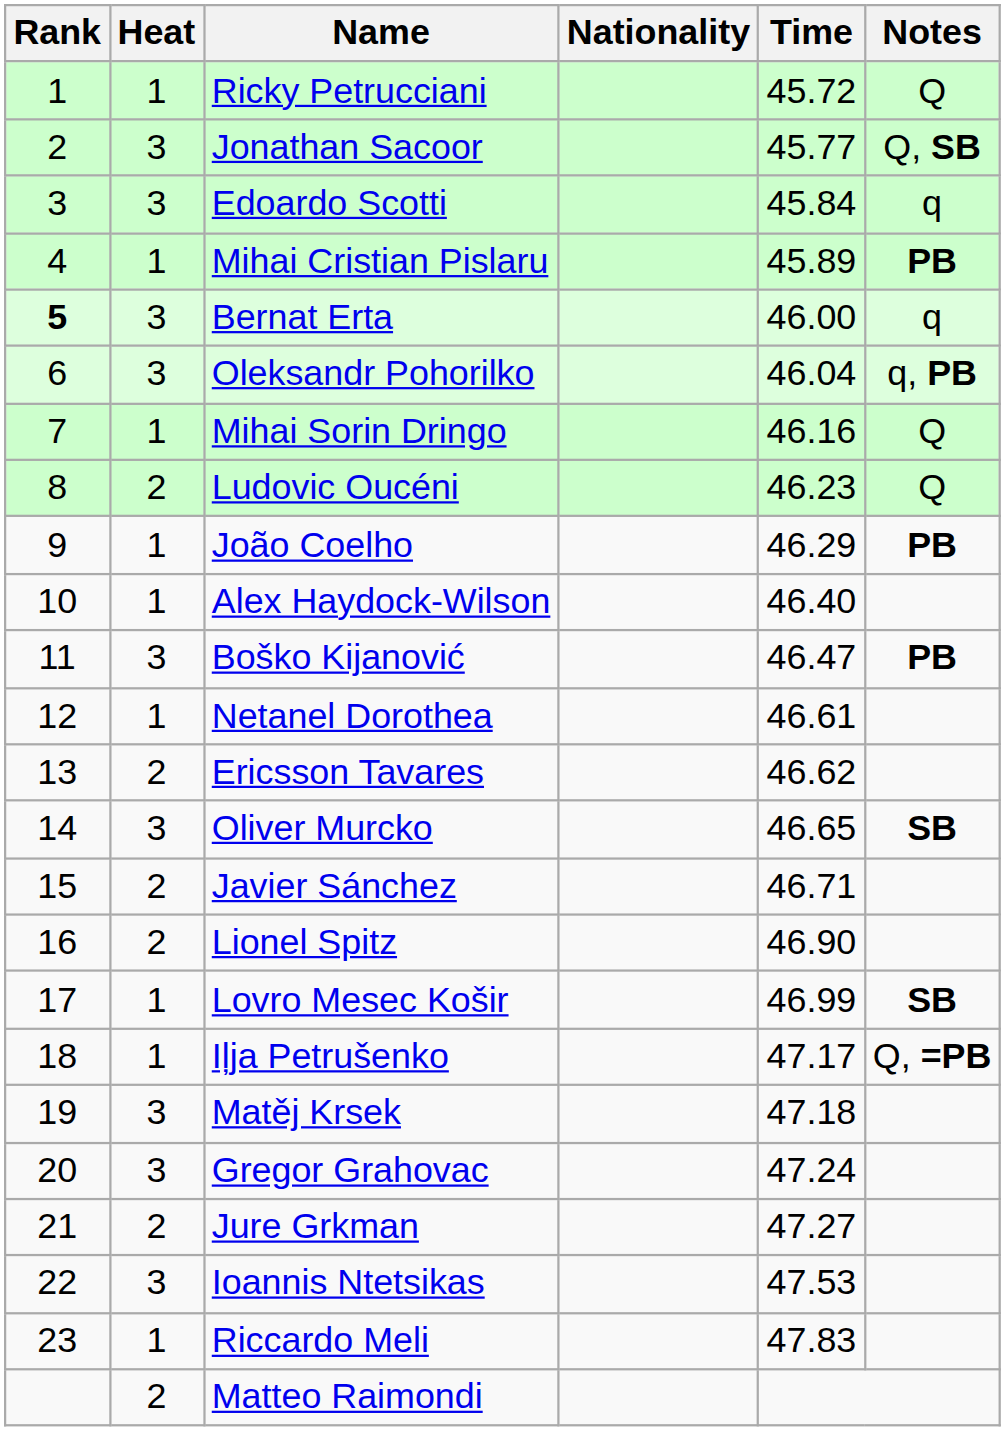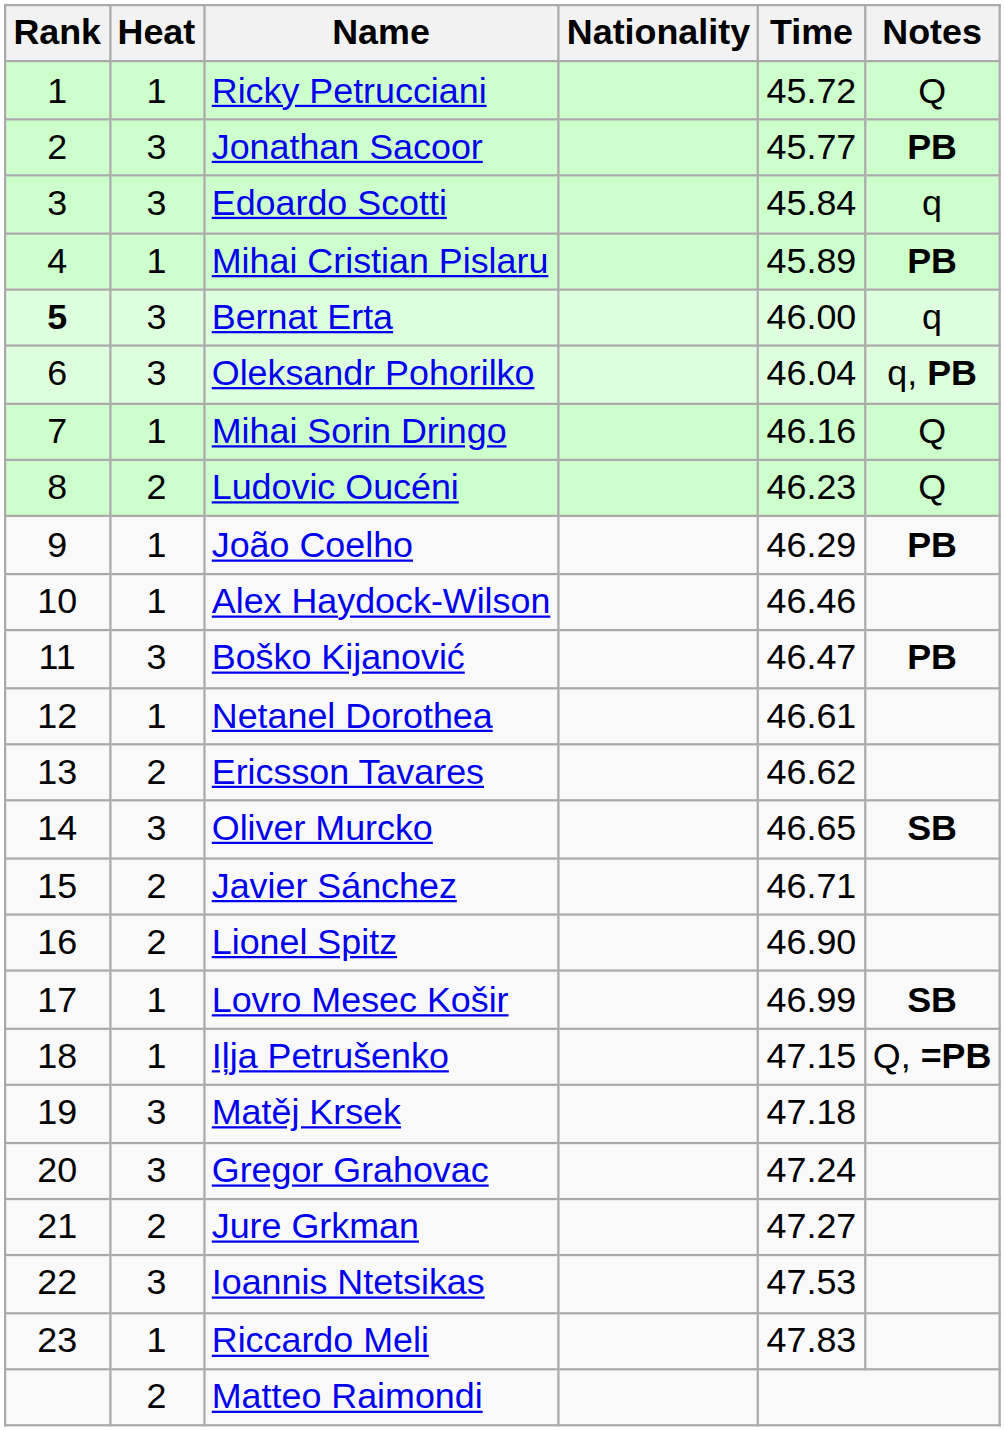(932, 146) Q, SB -> (932, 146) PB
(811, 601) 46.40 -> (811, 601) 46.46
(811, 1056) 47.17 -> (811, 1056) 47.15
